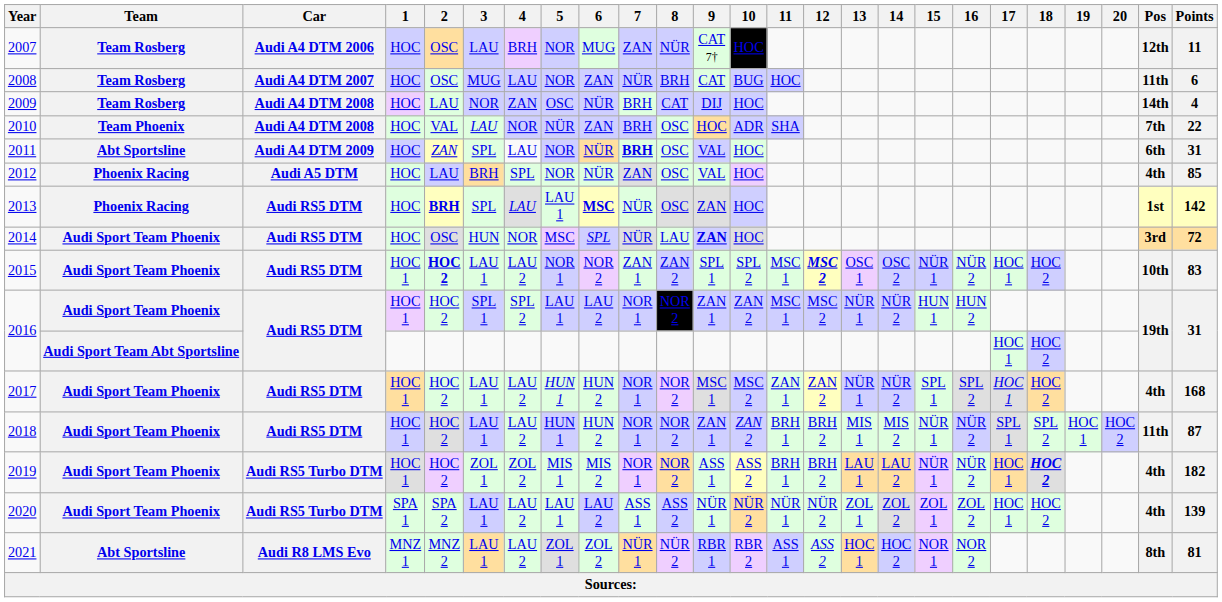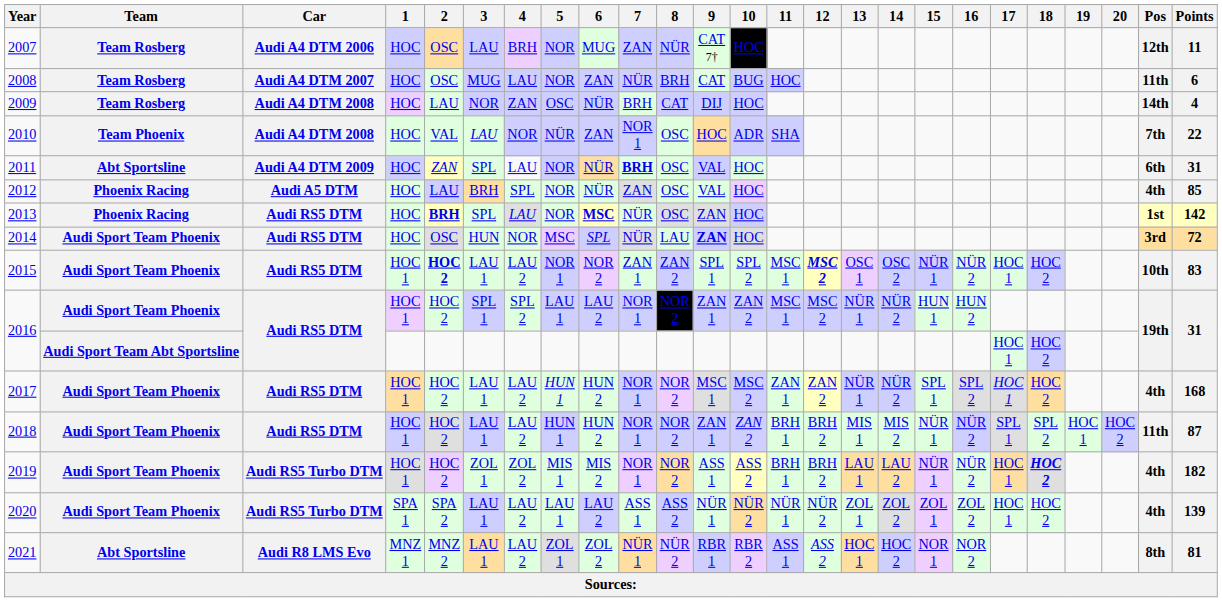(637, 126) BRH -> (637, 135) NOR 1
(560, 205) LAU 1 -> (560, 214) NOR
